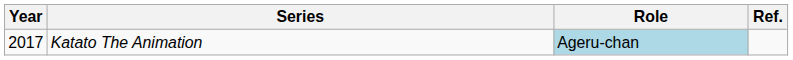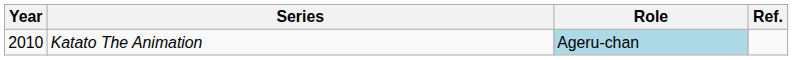(26, 42) 2017 -> (26, 42) 2010
